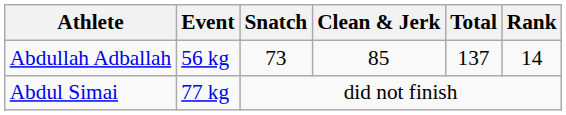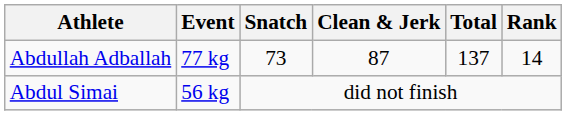(205, 57) 56 kg -> (205, 57) 77 kg
(379, 57) 85 -> (379, 57) 87
(205, 92) 77 kg -> (205, 92) 56 kg
